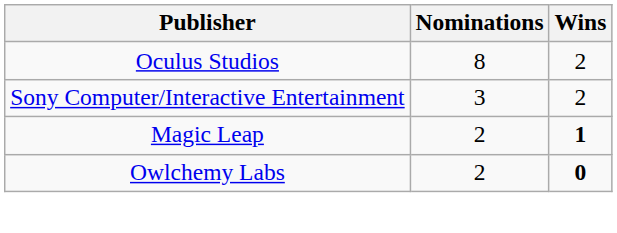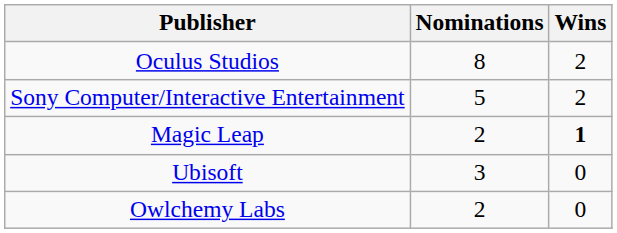(480, 97) 3 -> (480, 97) 5
+ row: (207, 172)
(580, 172) bold -> (580, 209) normal
